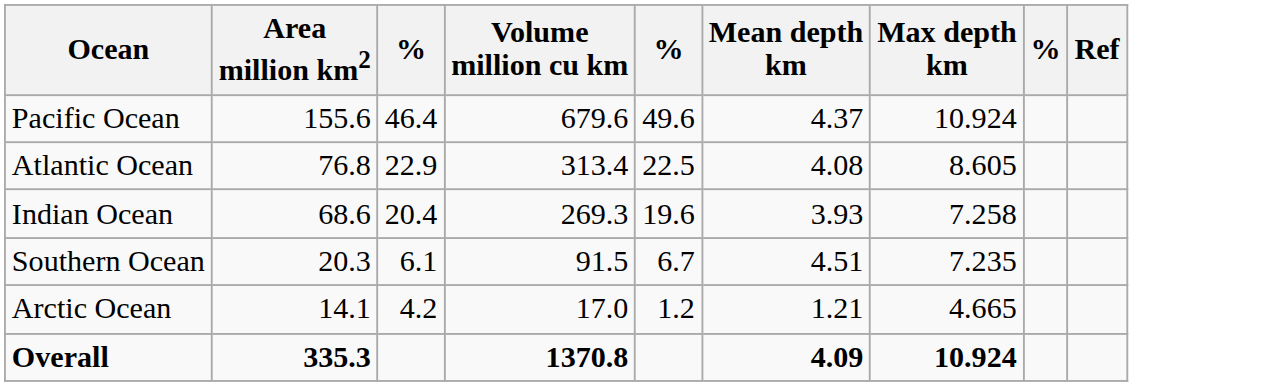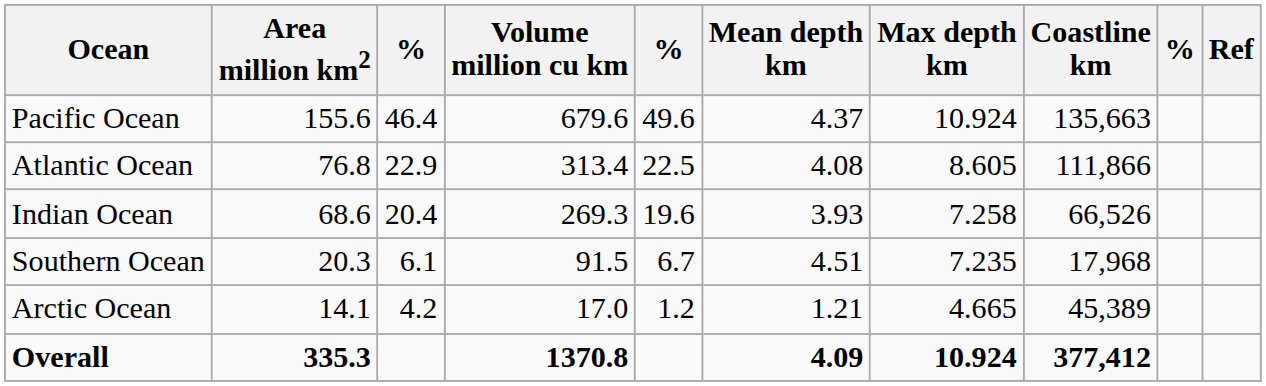+ column: (1091, 49)
